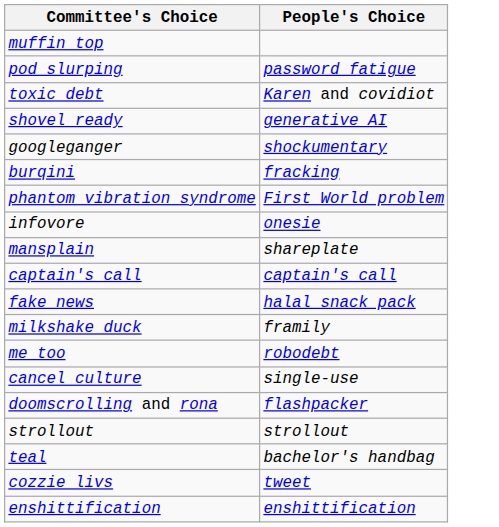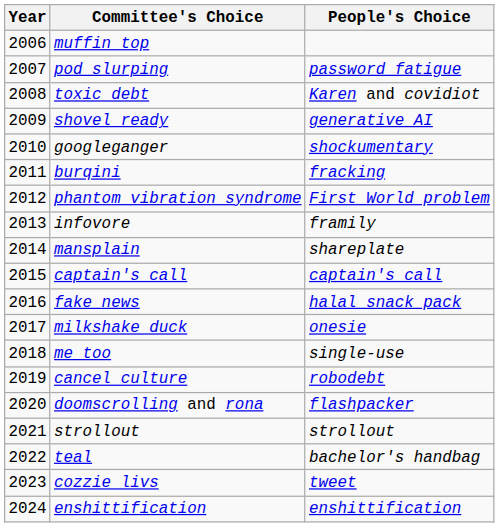+ column: (27, 18)
(292, 224) onesie -> (342, 224) framily
(297, 328) framily -> (338, 328) onesie
(301, 354) robodebt -> (357, 354) single-use
(311, 379) single-use -> (347, 379) robodebt
